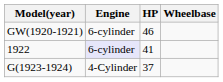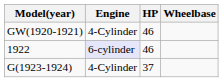(111, 31) 6-cylinder -> (113, 31) 4-Cylinder
(148, 49) 41 -> (148, 49) 46
